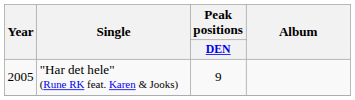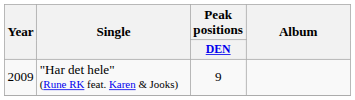(21, 77) 2005 -> (21, 77) 2009
